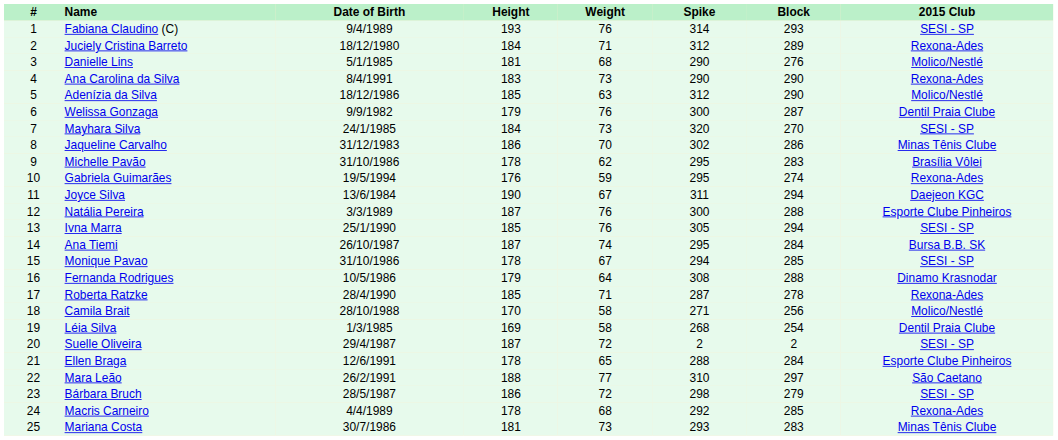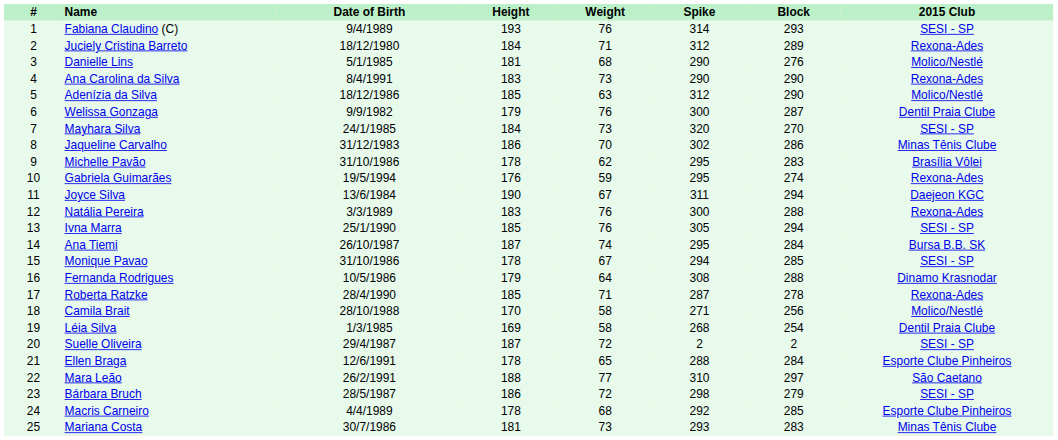(511, 212) 187 -> (511, 212) 183
(947, 212) Esporte Clube Pinheiros -> (947, 212) Rexona-Ades
(947, 411) Rexona-Ades -> (947, 411) Esporte Clube Pinheiros
